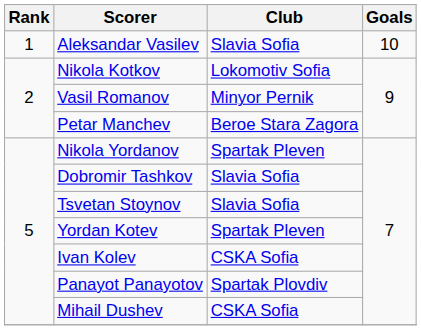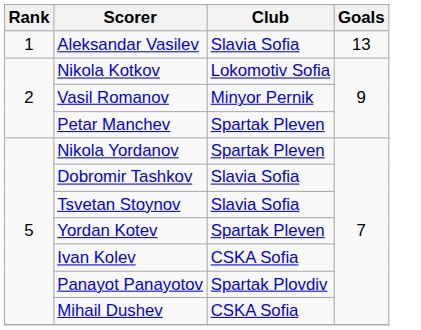(389, 44) 10 -> (361, 44) 13
(284, 124) Beroe Stara Zagora -> (268, 124) Spartak Pleven
